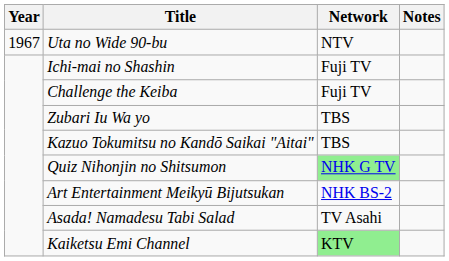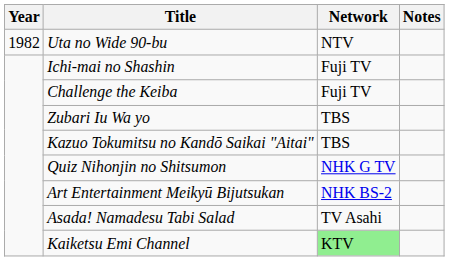(24, 42) 1967 -> (24, 42) 1982
(358, 167) lightgreen background -> (358, 167) no background
